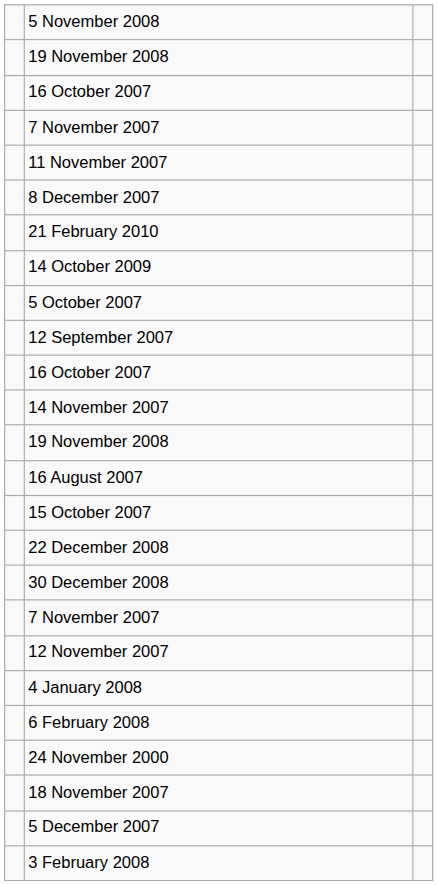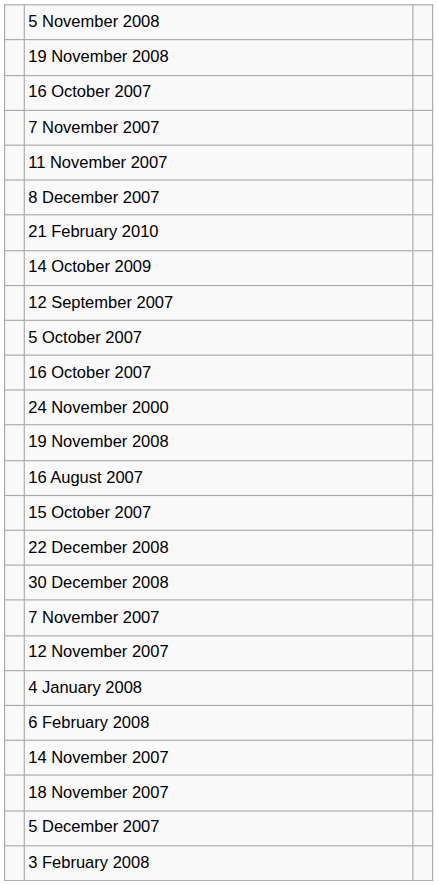rows swapped: (14, 338) <-> (14, 303)
rows swapped: (14, 408) <-> (14, 758)
